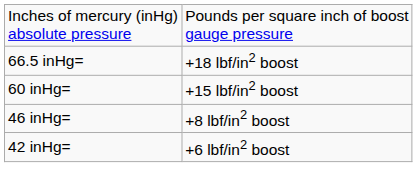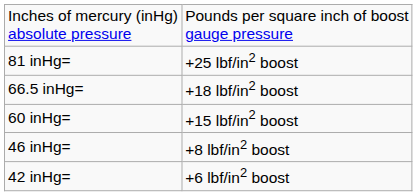+ row: (39, 60)
